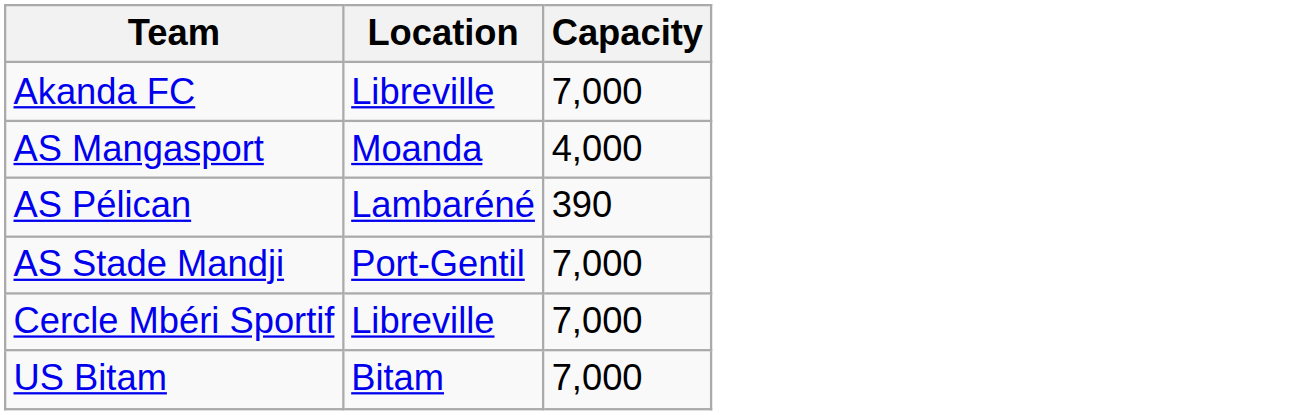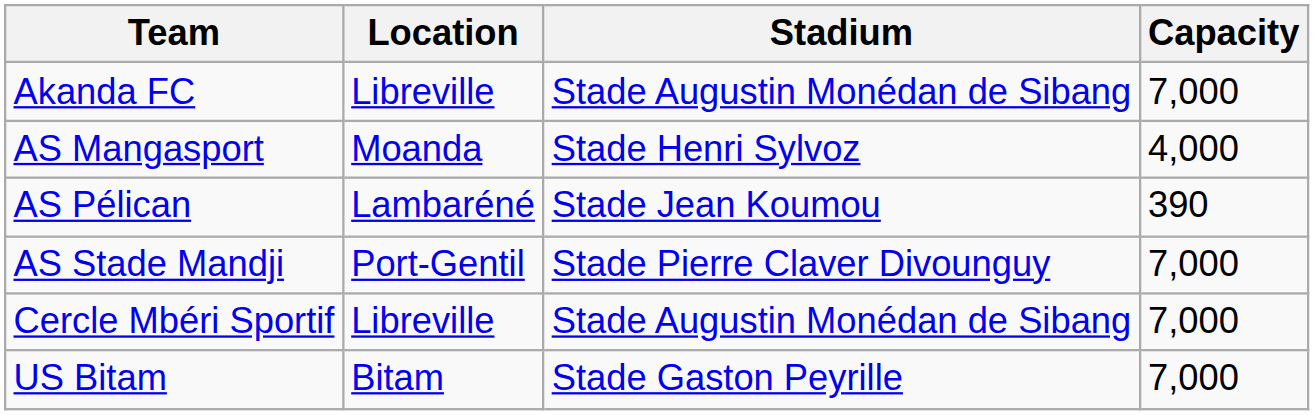+ column: (841, 33)
